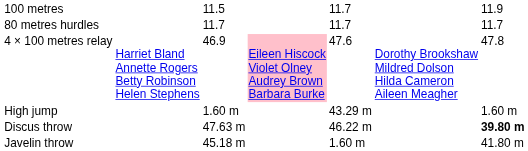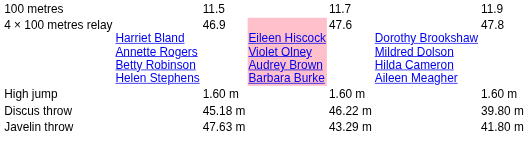- row: (52, 25)
(350, 111) 43.29 m -> (347, 94) 1.60 m
(224, 127) 47.63 m -> (224, 111) 45.18 m
(503, 127) bold -> (502, 111) normal
(224, 143) 45.18 m -> (224, 127) 47.63 m
(347, 143) 1.60 m -> (350, 127) 43.29 m
